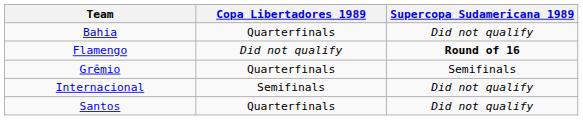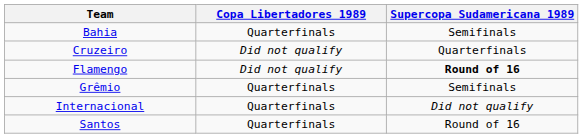(482, 32) Did not qualify -> (482, 32) Semifinals
+ row: (100, 51)
(291, 87) Semifinals -> (291, 106) Quarterfinals
(482, 106) Did not qualify -> (482, 124) Round of 16
